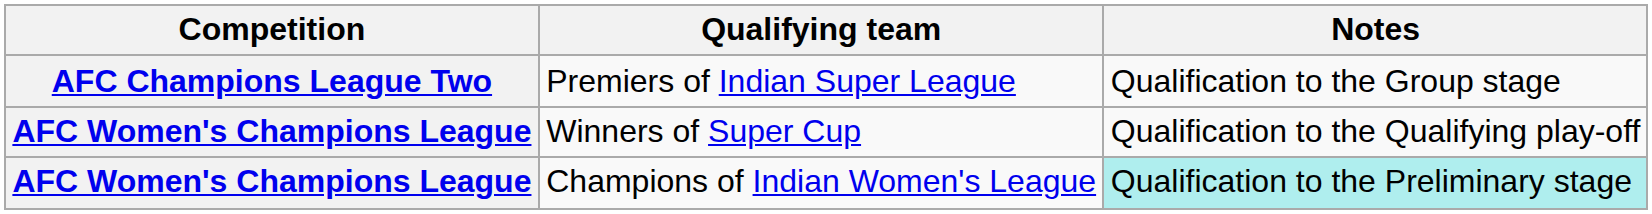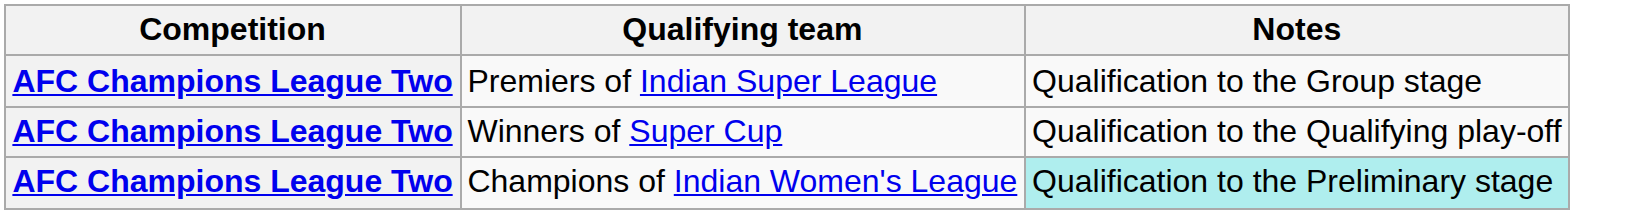(272, 131) AFC Women's Champions League -> (233, 131) AFC Champions League Two
(272, 182) AFC Women's Champions League -> (233, 182) AFC Champions League Two
